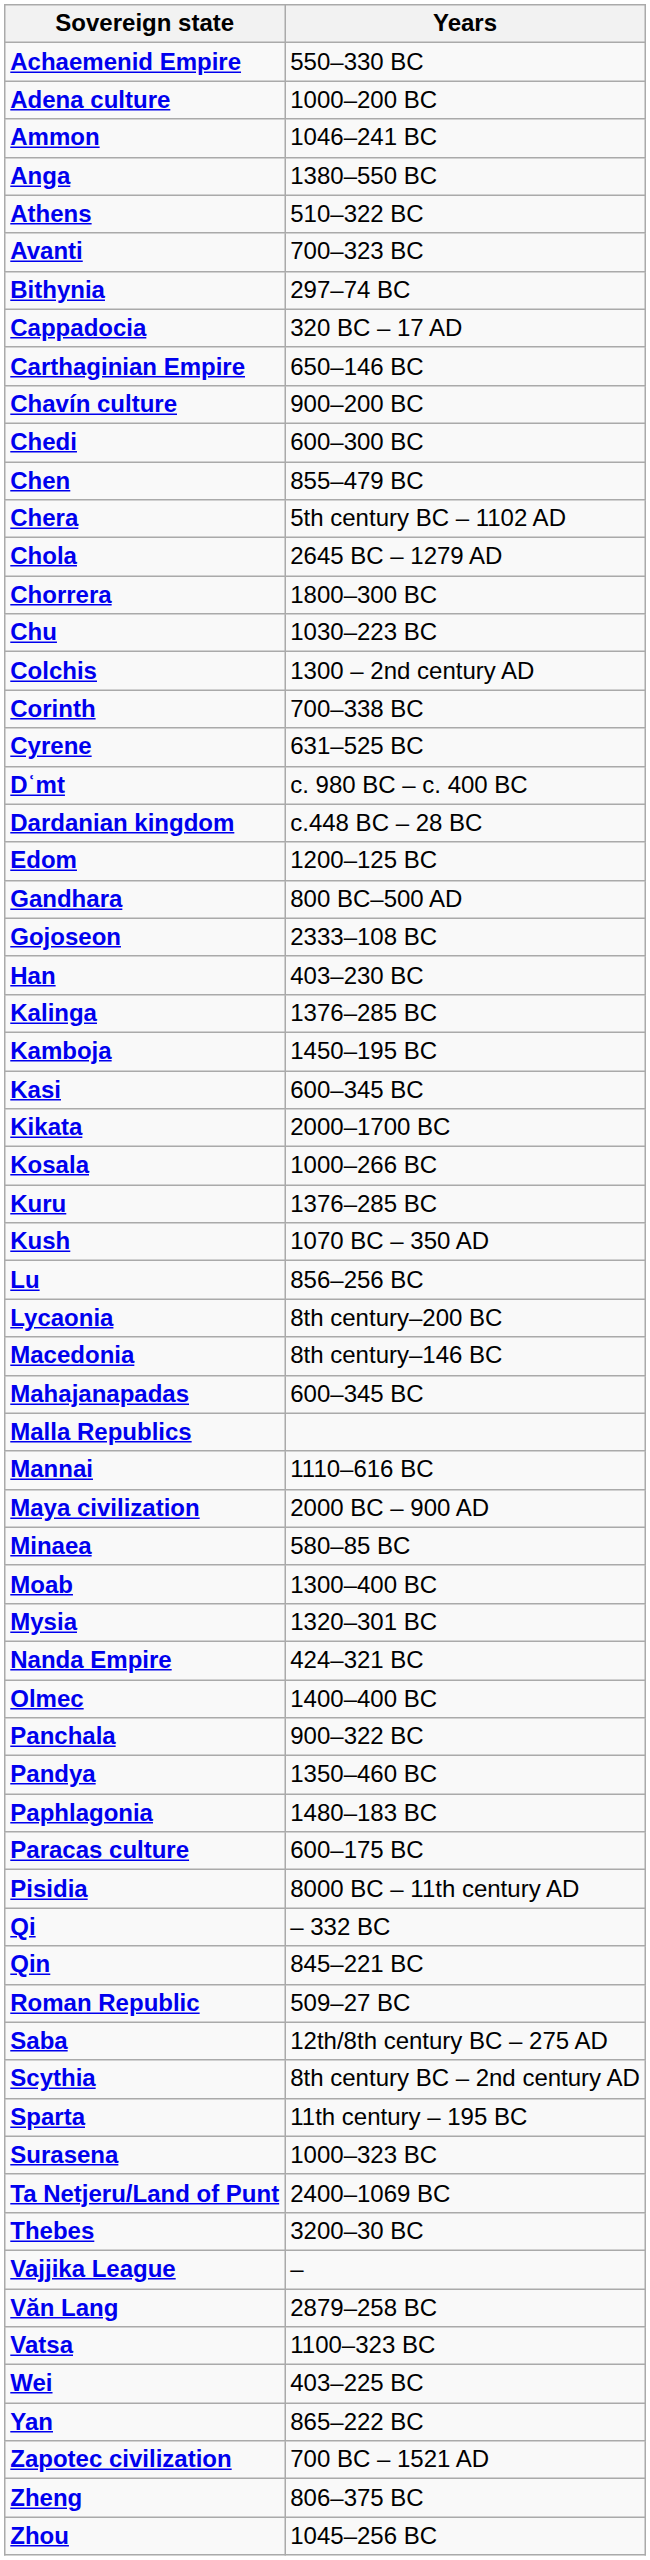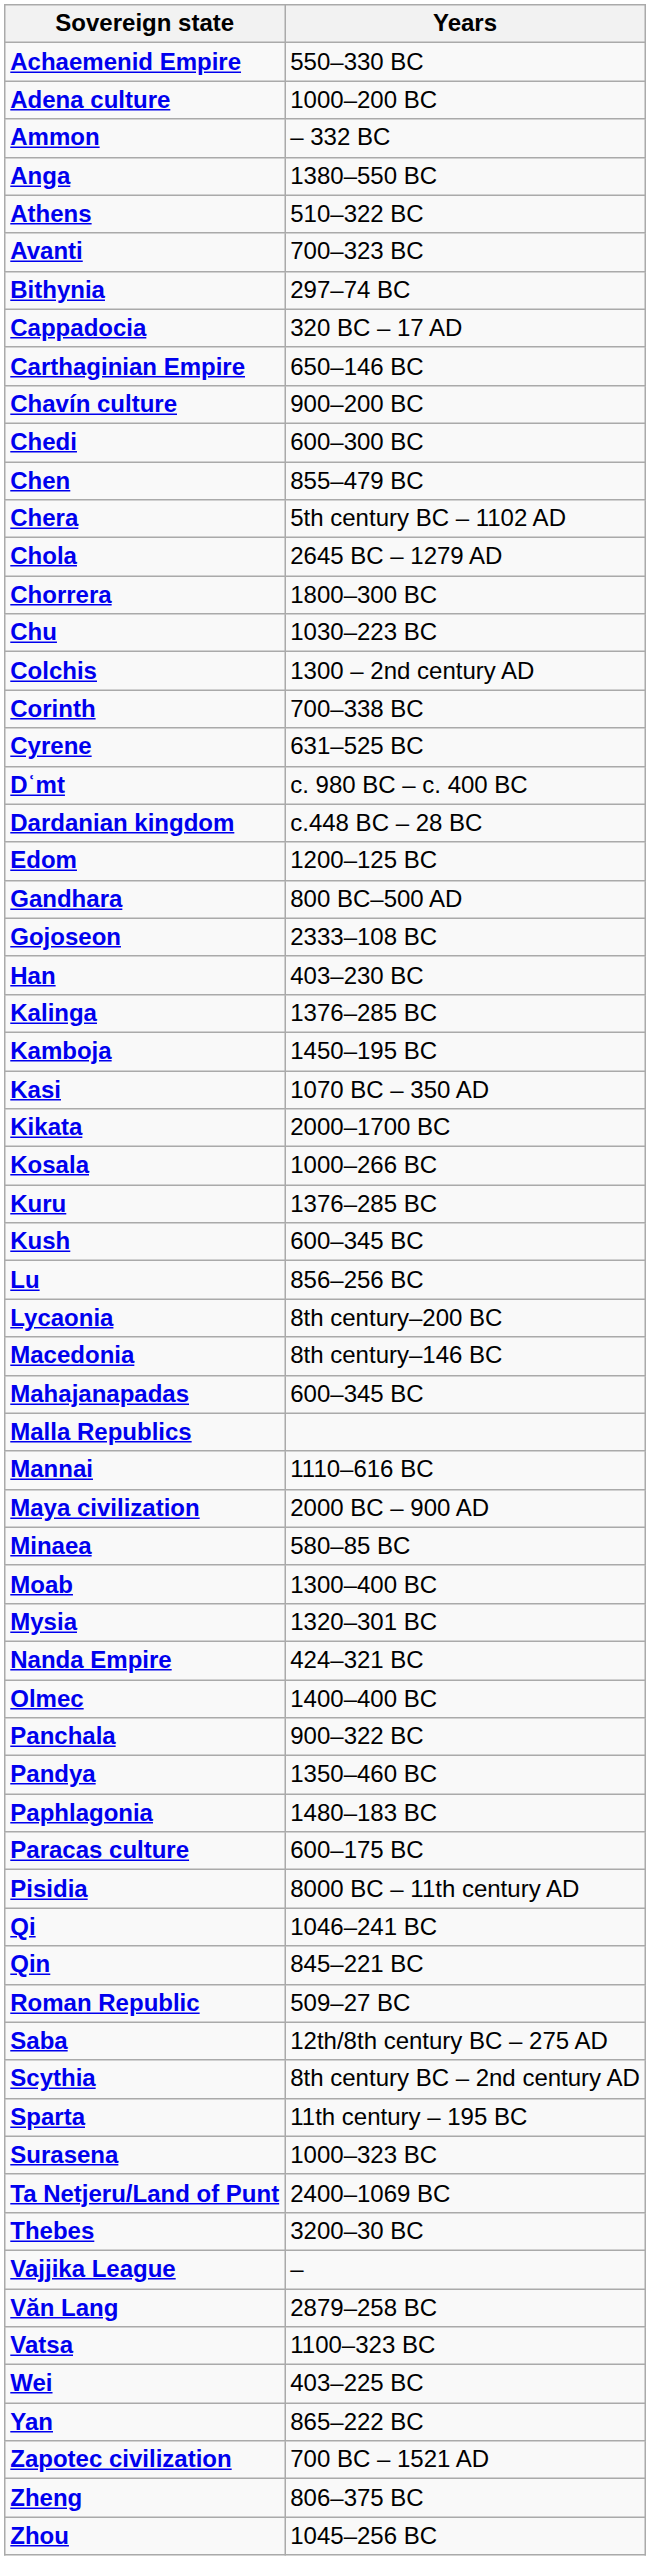(364, 137) 1046–241 BC -> (340, 137) – 332 BC
(357, 1089) 600–345 BC -> (390, 1089) 1070 BC – 350 AD
(390, 1241) 1070 BC – 350 AD -> (357, 1241) 600–345 BC
(340, 1926) – 332 BC -> (364, 1926) 1046–241 BC
